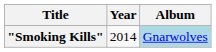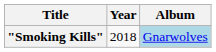(123, 36) 2014 -> (123, 36) 2018
